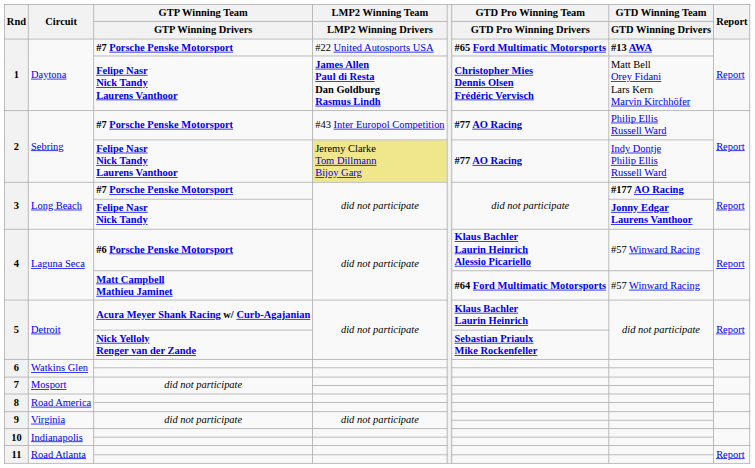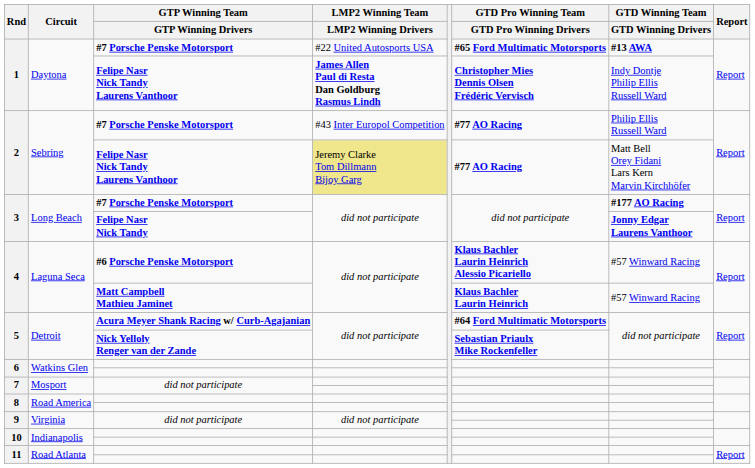(651, 83) Matt Bell Orey Fidani Lars Kern Marvin Kirchhöfer -> (639, 83) Indy Dontje Philip Ellis Russell Ward
(639, 160) Indy Dontje Philip Ellis Russell Ward -> (651, 166) Matt Bell Orey Fidani Lars Kern Marvin Kirchhöfer
(530, 285) #64 Ford Multimatic Motorsports -> (491, 297) Klaus Bachler Laurin Heinrich
(491, 314) Klaus Bachler Laurin Heinrich -> (530, 321) #64 Ford Multimatic Motorsports
